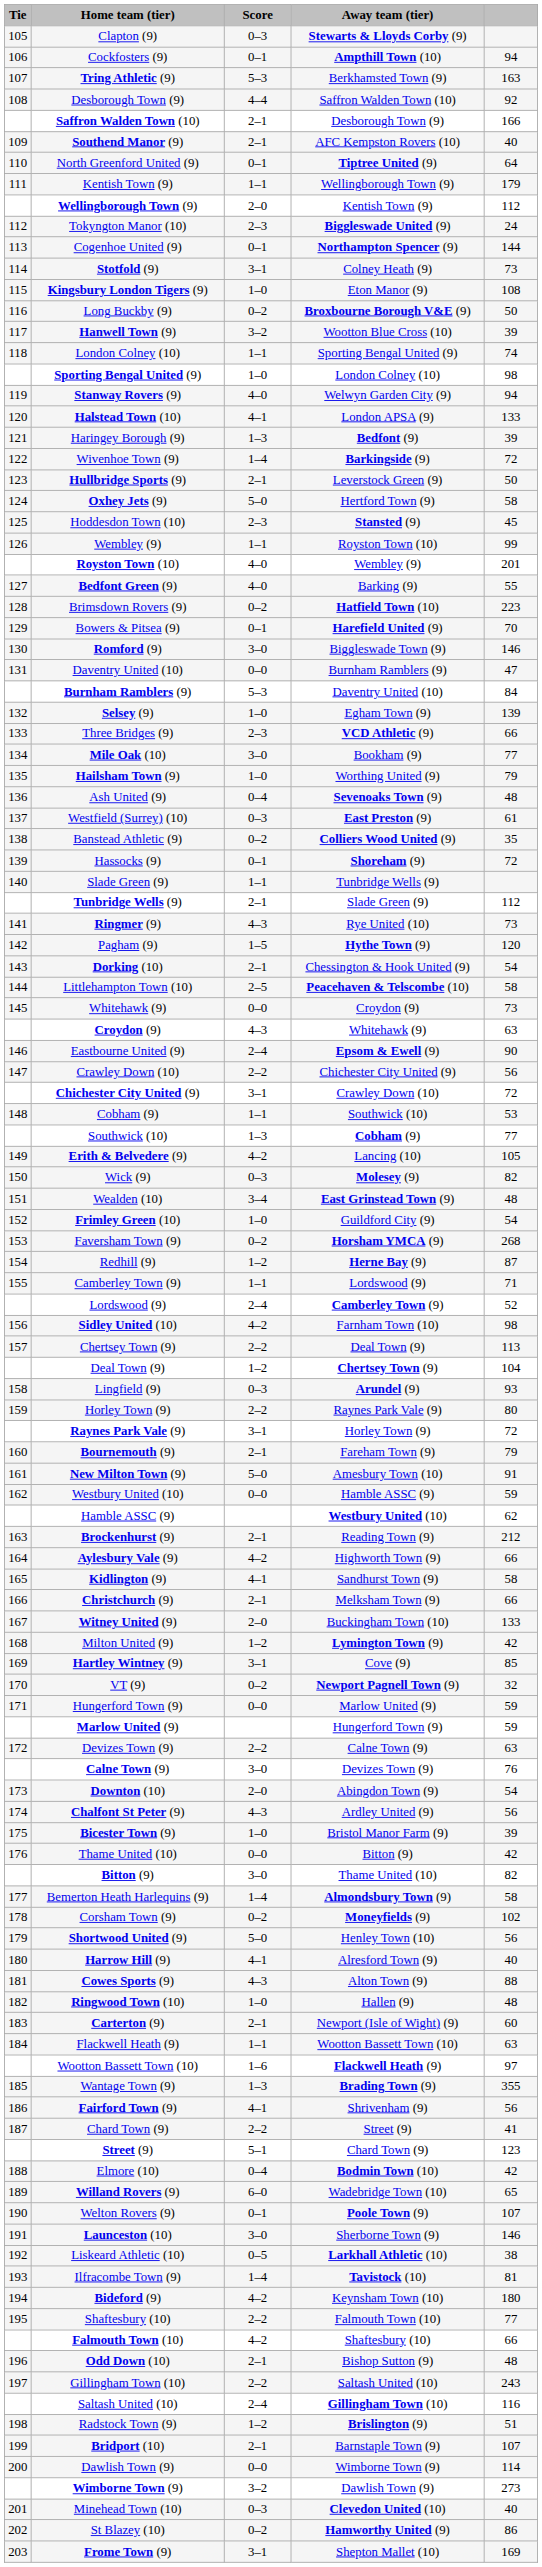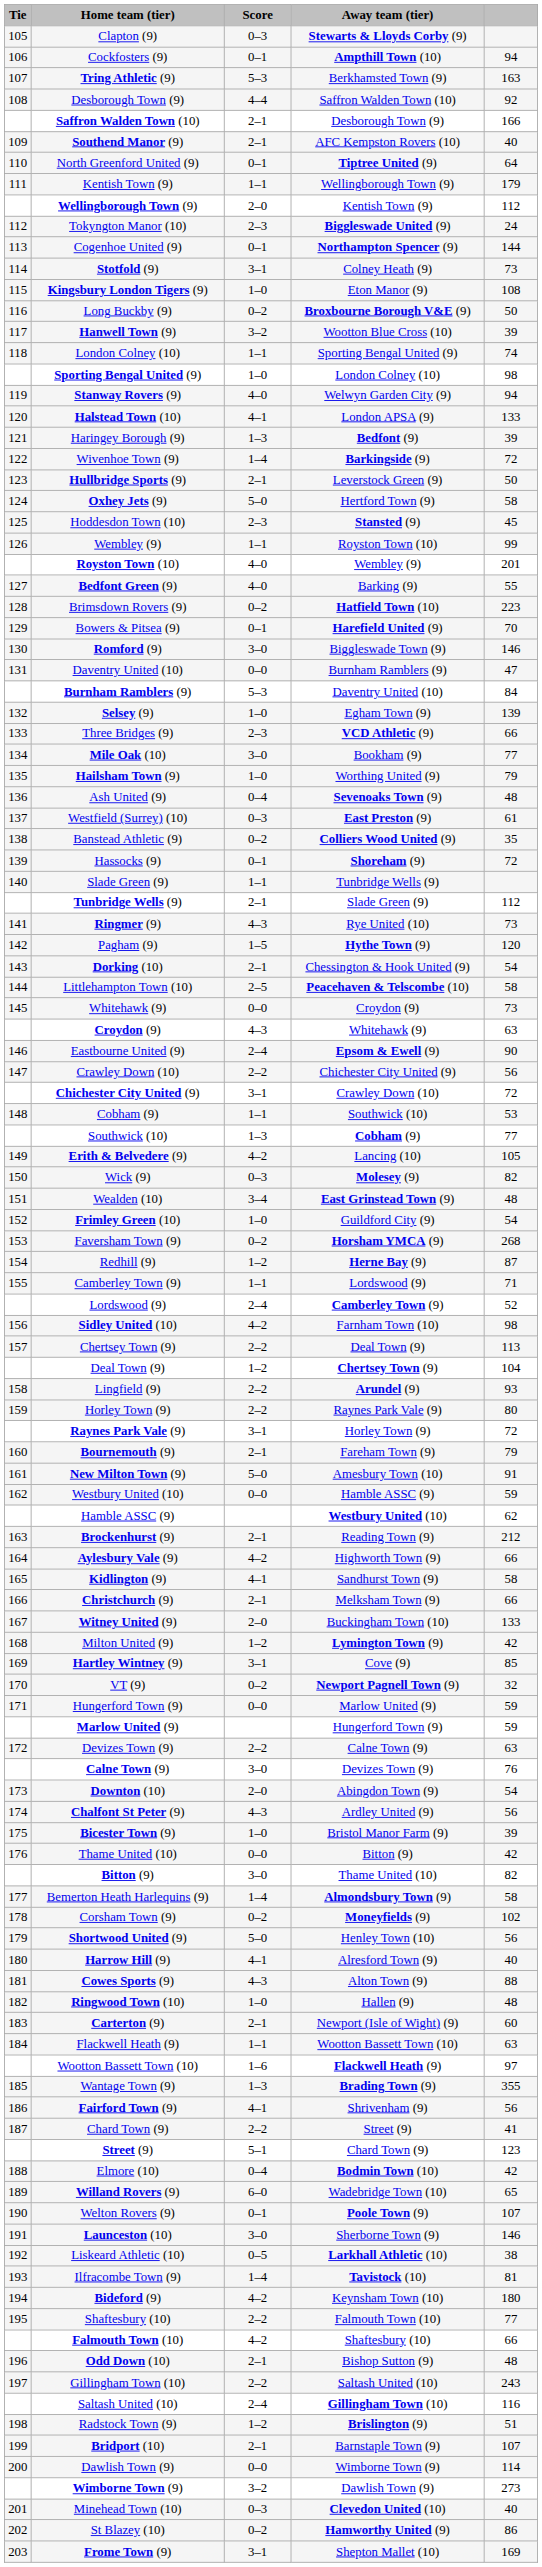(258, 1389) 0–3 -> (258, 1389) 2–2
